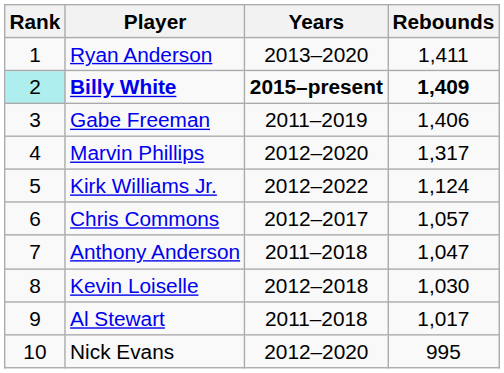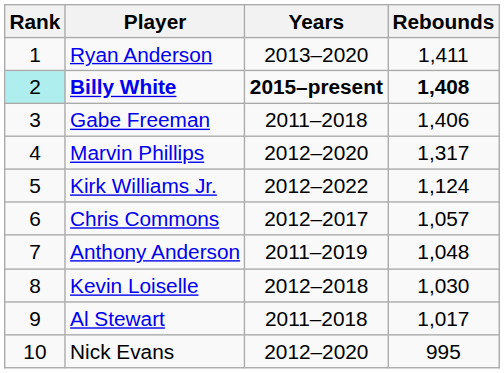(443, 87) 1,409 -> (443, 87) 1,408
(316, 120) 2011–2019 -> (316, 120) 2011–2018
(316, 252) 2011–2018 -> (316, 252) 2011–2019
(443, 252) 1,047 -> (443, 252) 1,048
